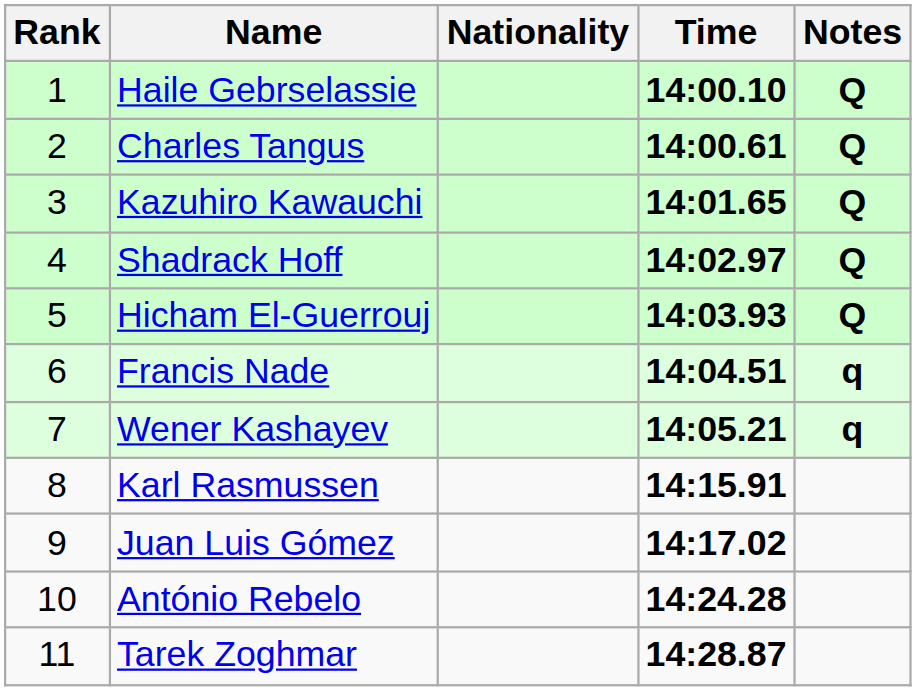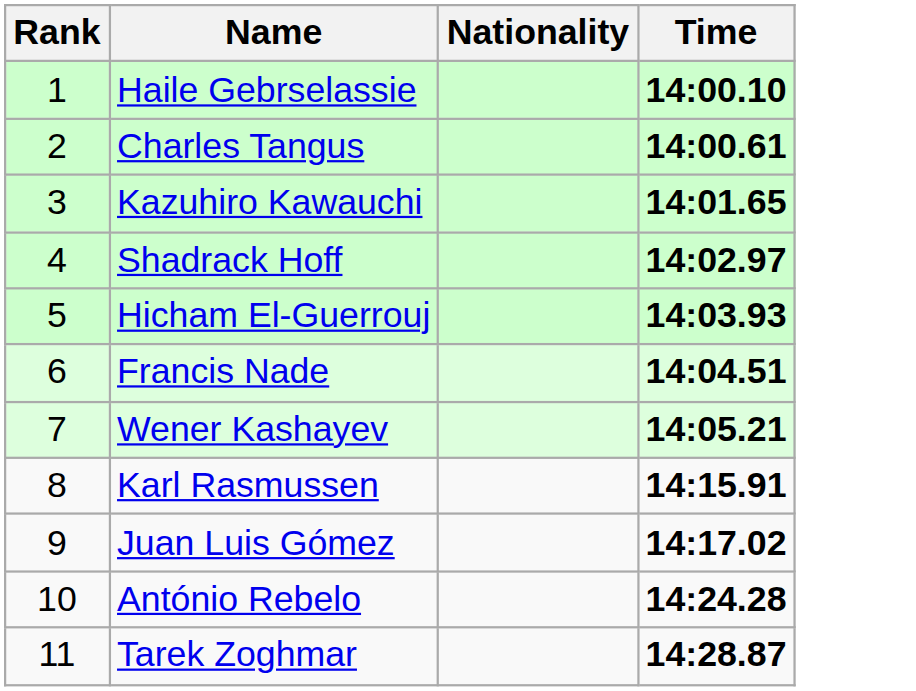- column: (852, 32)
